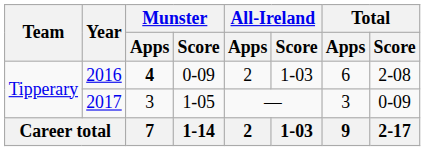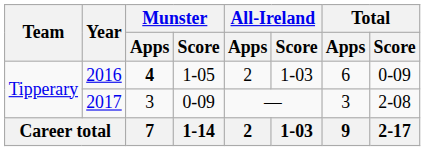(199, 74) 0-09 -> (199, 74) 1-05
(395, 74) 2-08 -> (395, 74) 0-09
(199, 103) 1-05 -> (199, 103) 0-09
(395, 103) 0-09 -> (395, 103) 2-08
